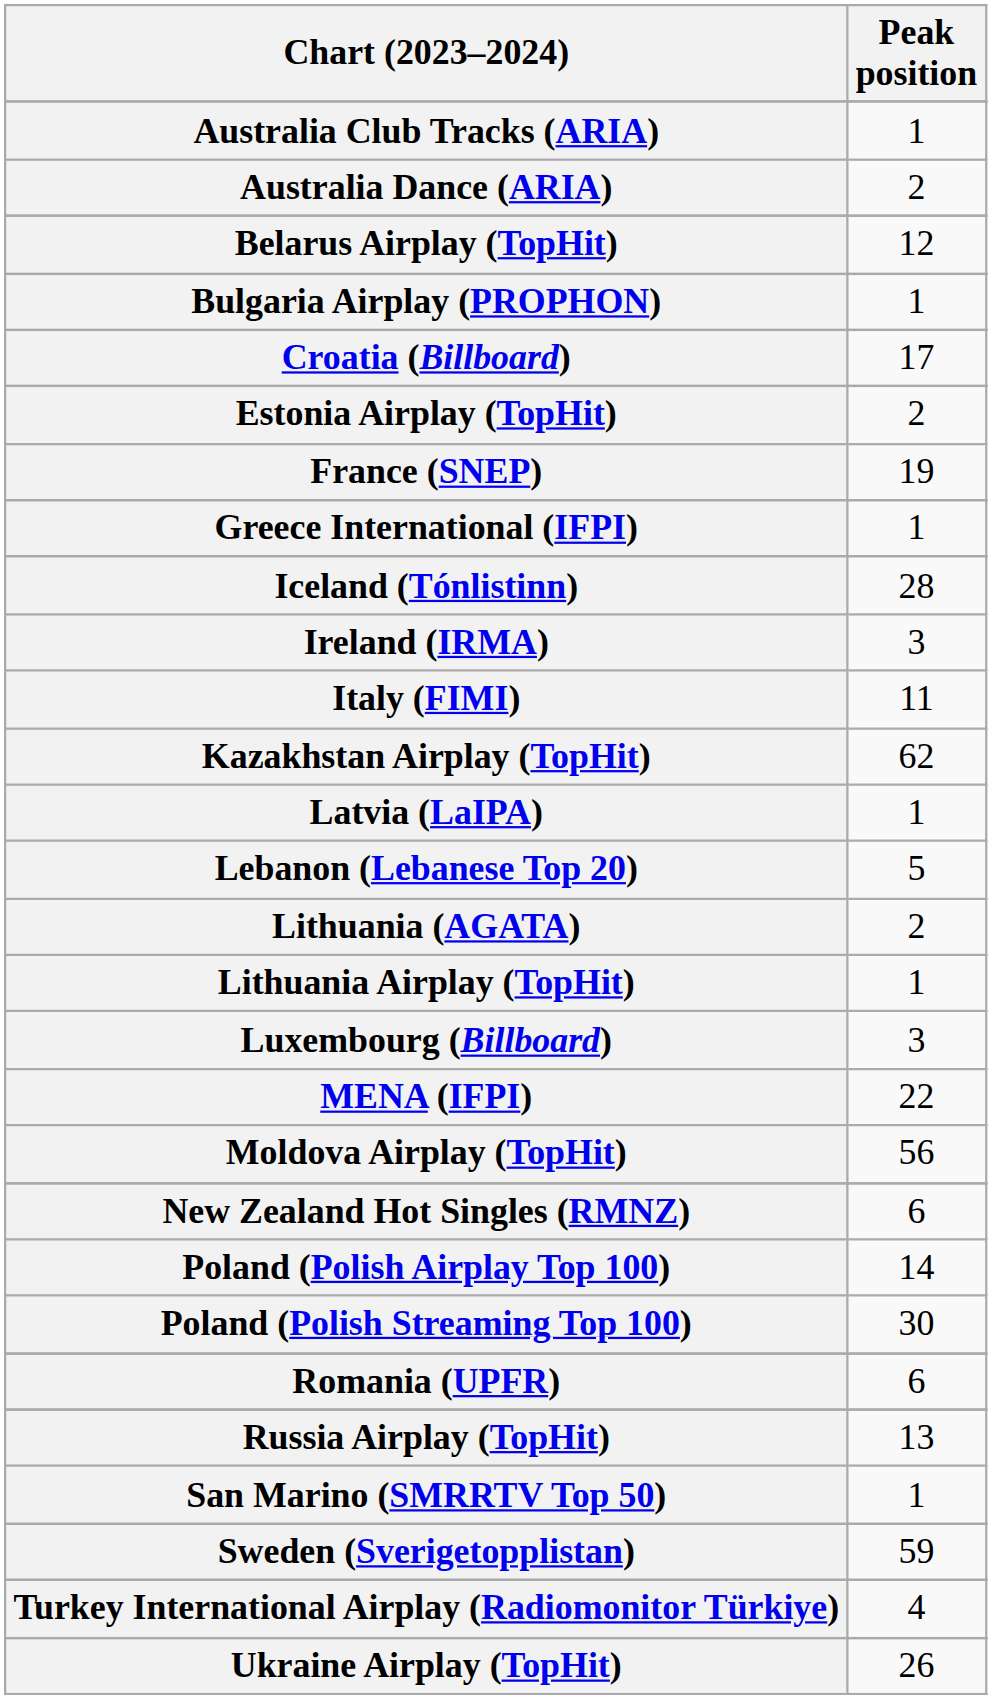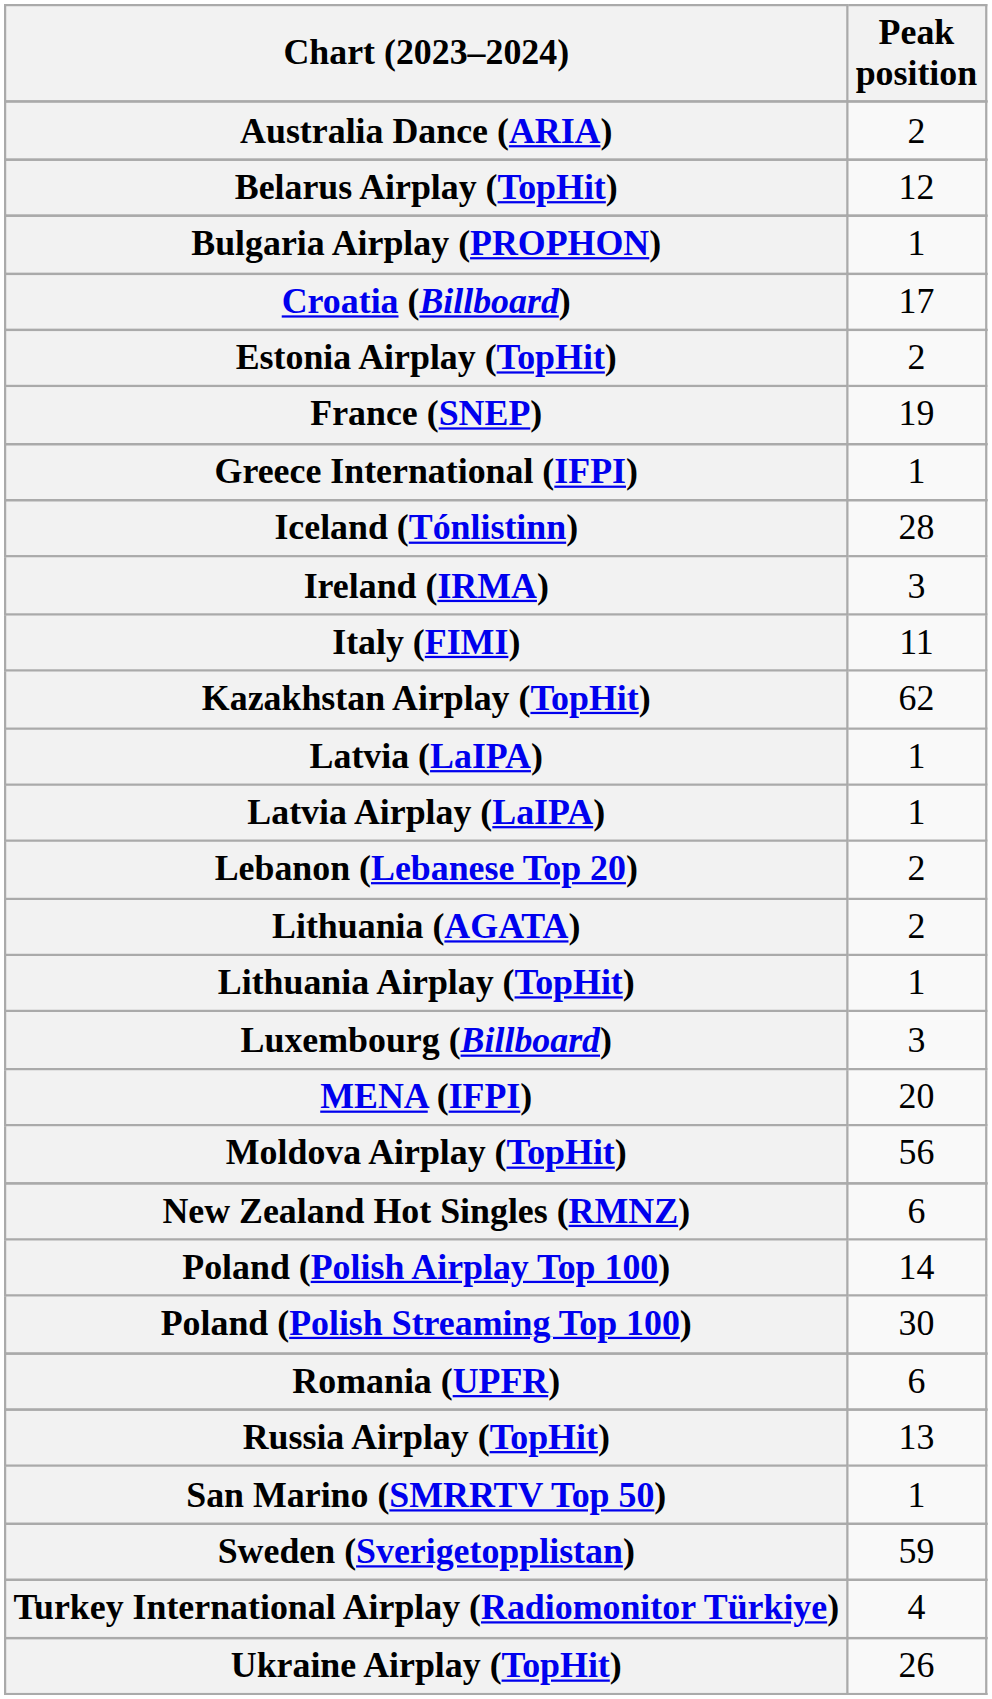- row: (426, 130)
+ row: (426, 812)
(916, 868) 5 -> (916, 868) 2
(916, 1096) 22 -> (916, 1096) 20
